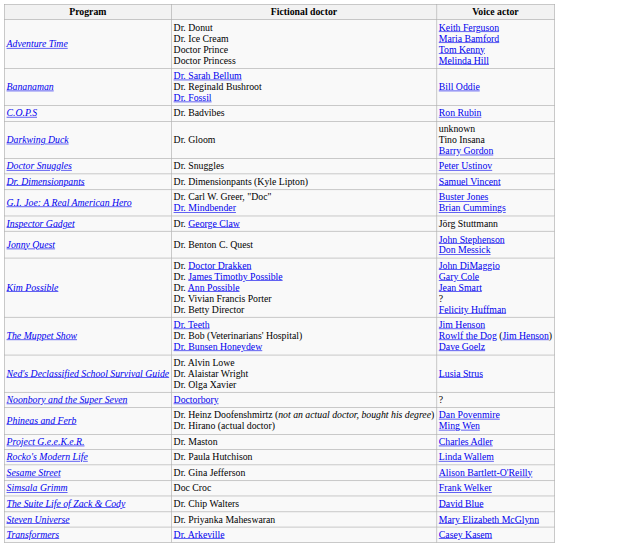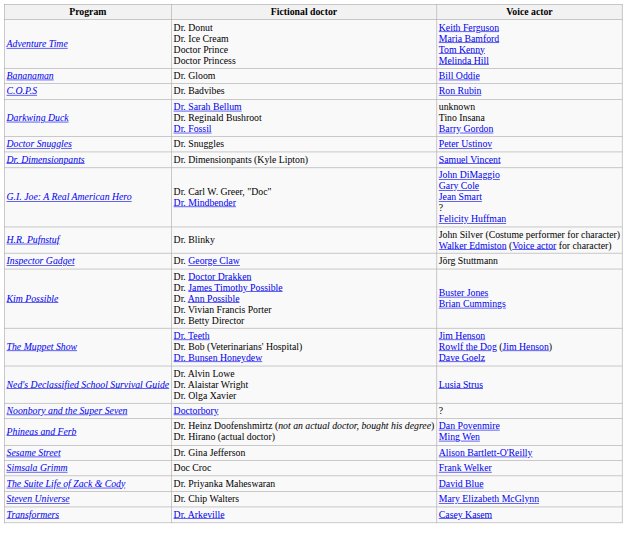(218, 87) Dr. Sarah Bellum Dr. Reginald Bushroot Dr. Fossil -> (194, 76) Dr. Gloom
(194, 140) Dr. Gloom -> (218, 118) Dr. Sarah Bellum Dr. Reginald Bushroot Dr. Fossil
(472, 202) Buster Jones Brian Cummings -> (472, 197) John DiMaggio Gary Cole Jean Smart ? Felicity Huffman
+ row: (33, 240)
- row: (31, 244)
(472, 287) John DiMaggio Gary Cole Jean Smart ? Felicity Huffman -> (472, 298) Buster Jones Brian Cummings
- row: (46, 442)
- row: (47, 457)
(206, 503) Dr. Chip Walters -> (224, 483) Dr. Priyanka Maheswaran
(224, 519) Dr. Priyanka Maheswaran -> (206, 499) Dr. Chip Walters
